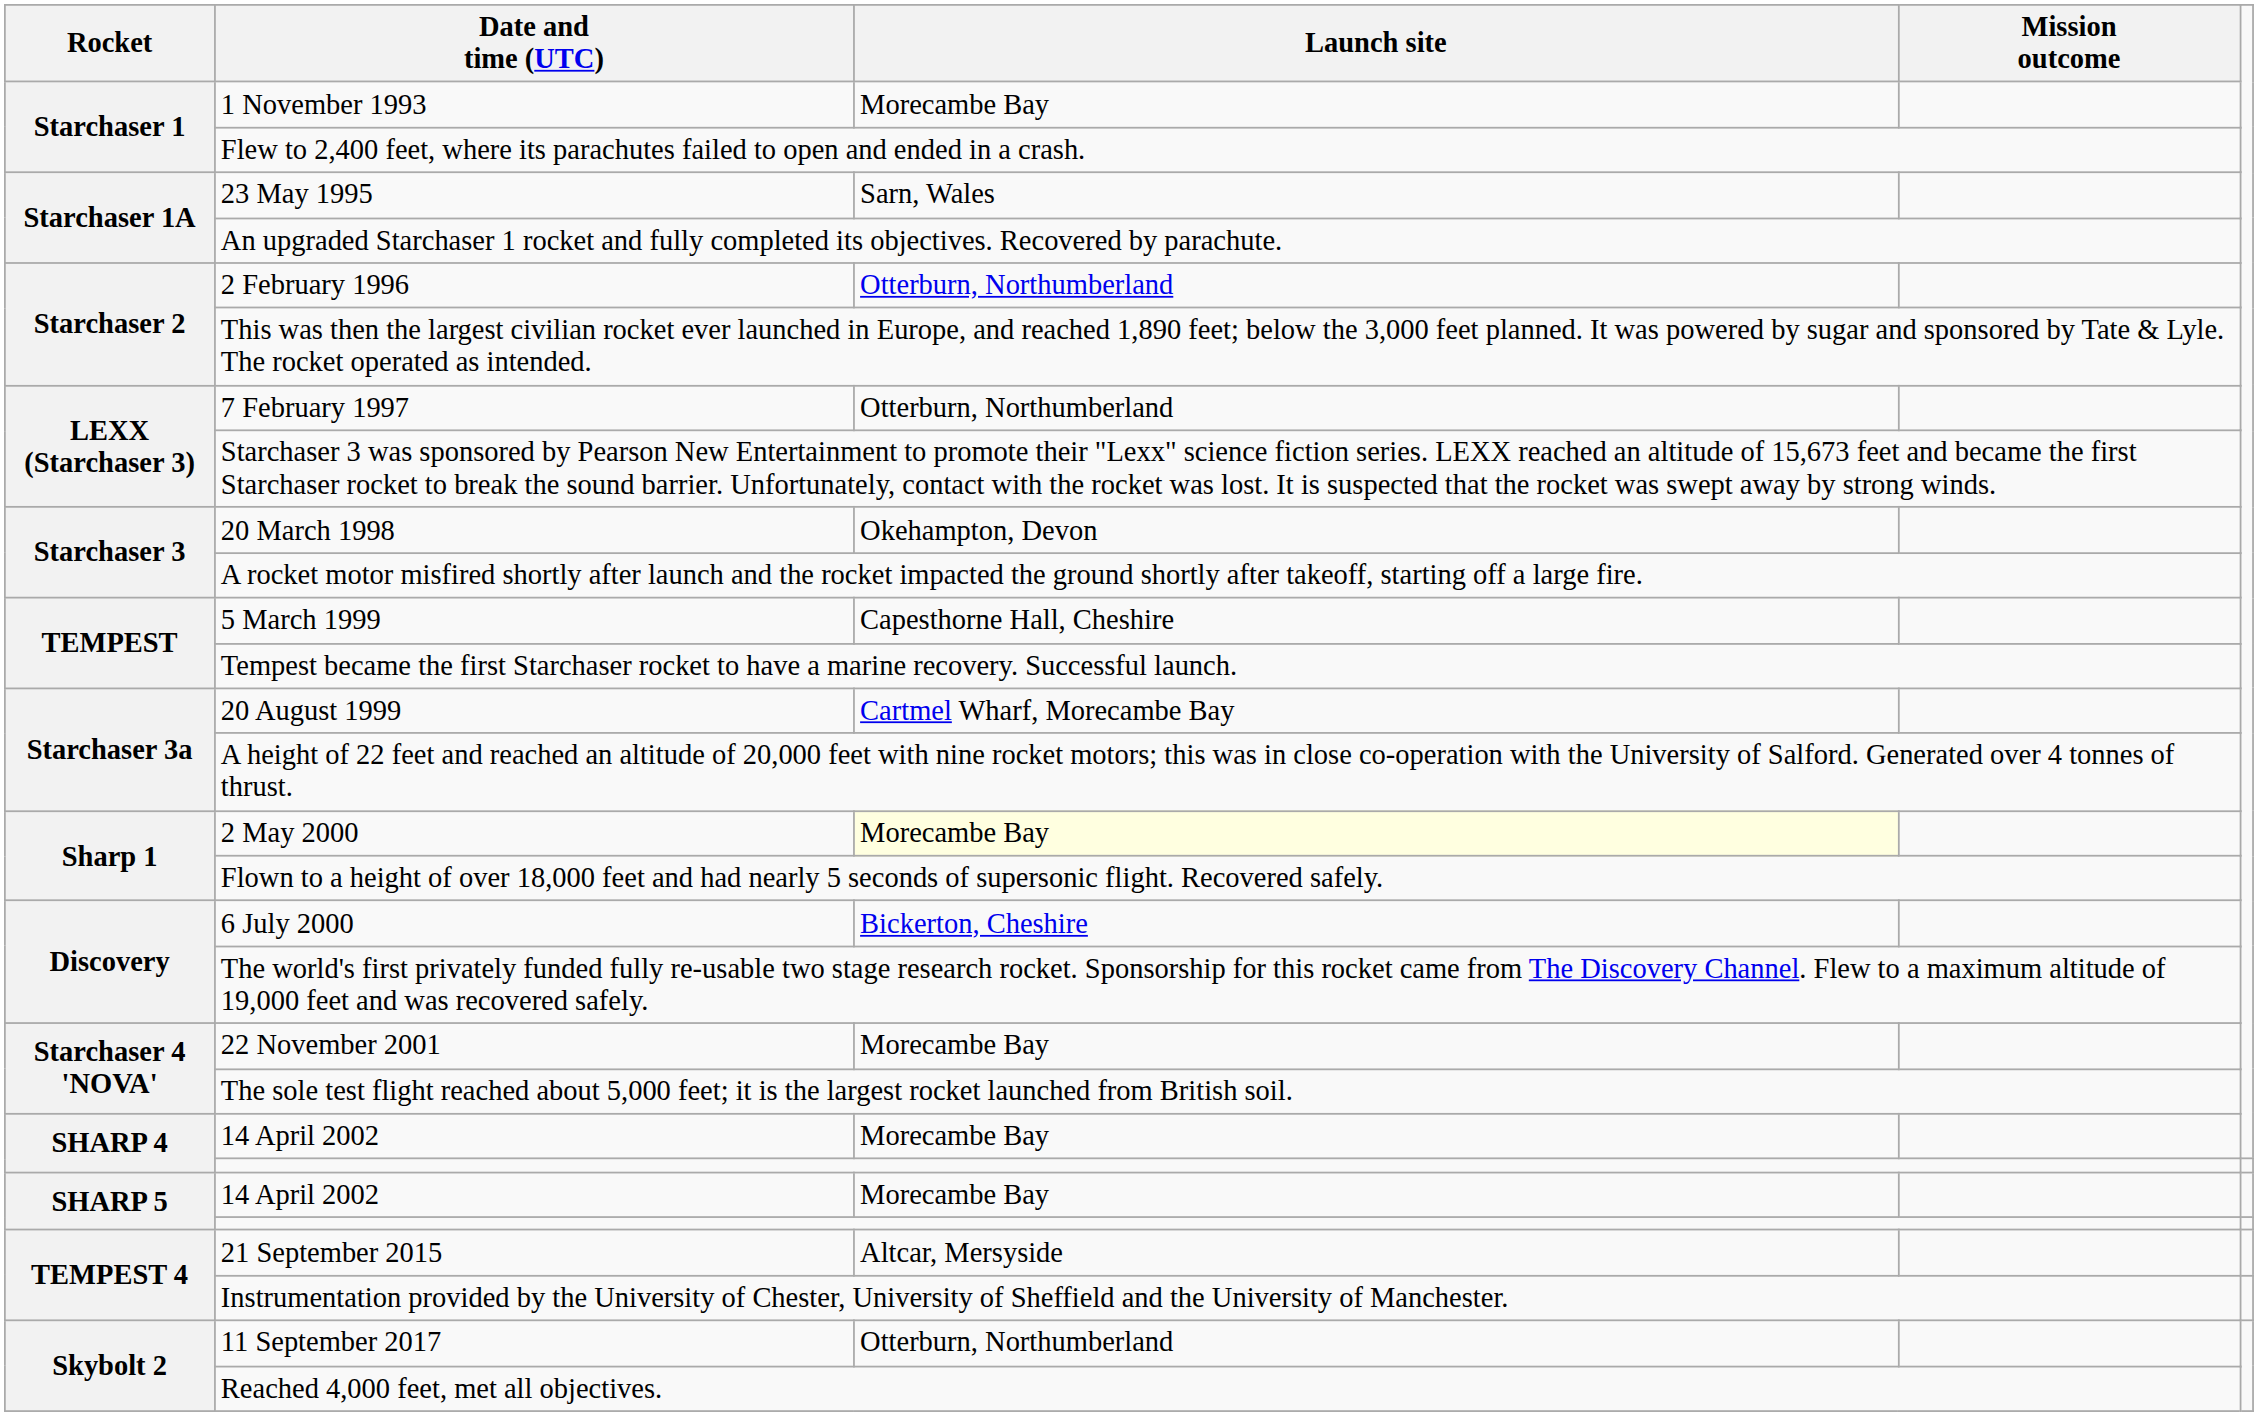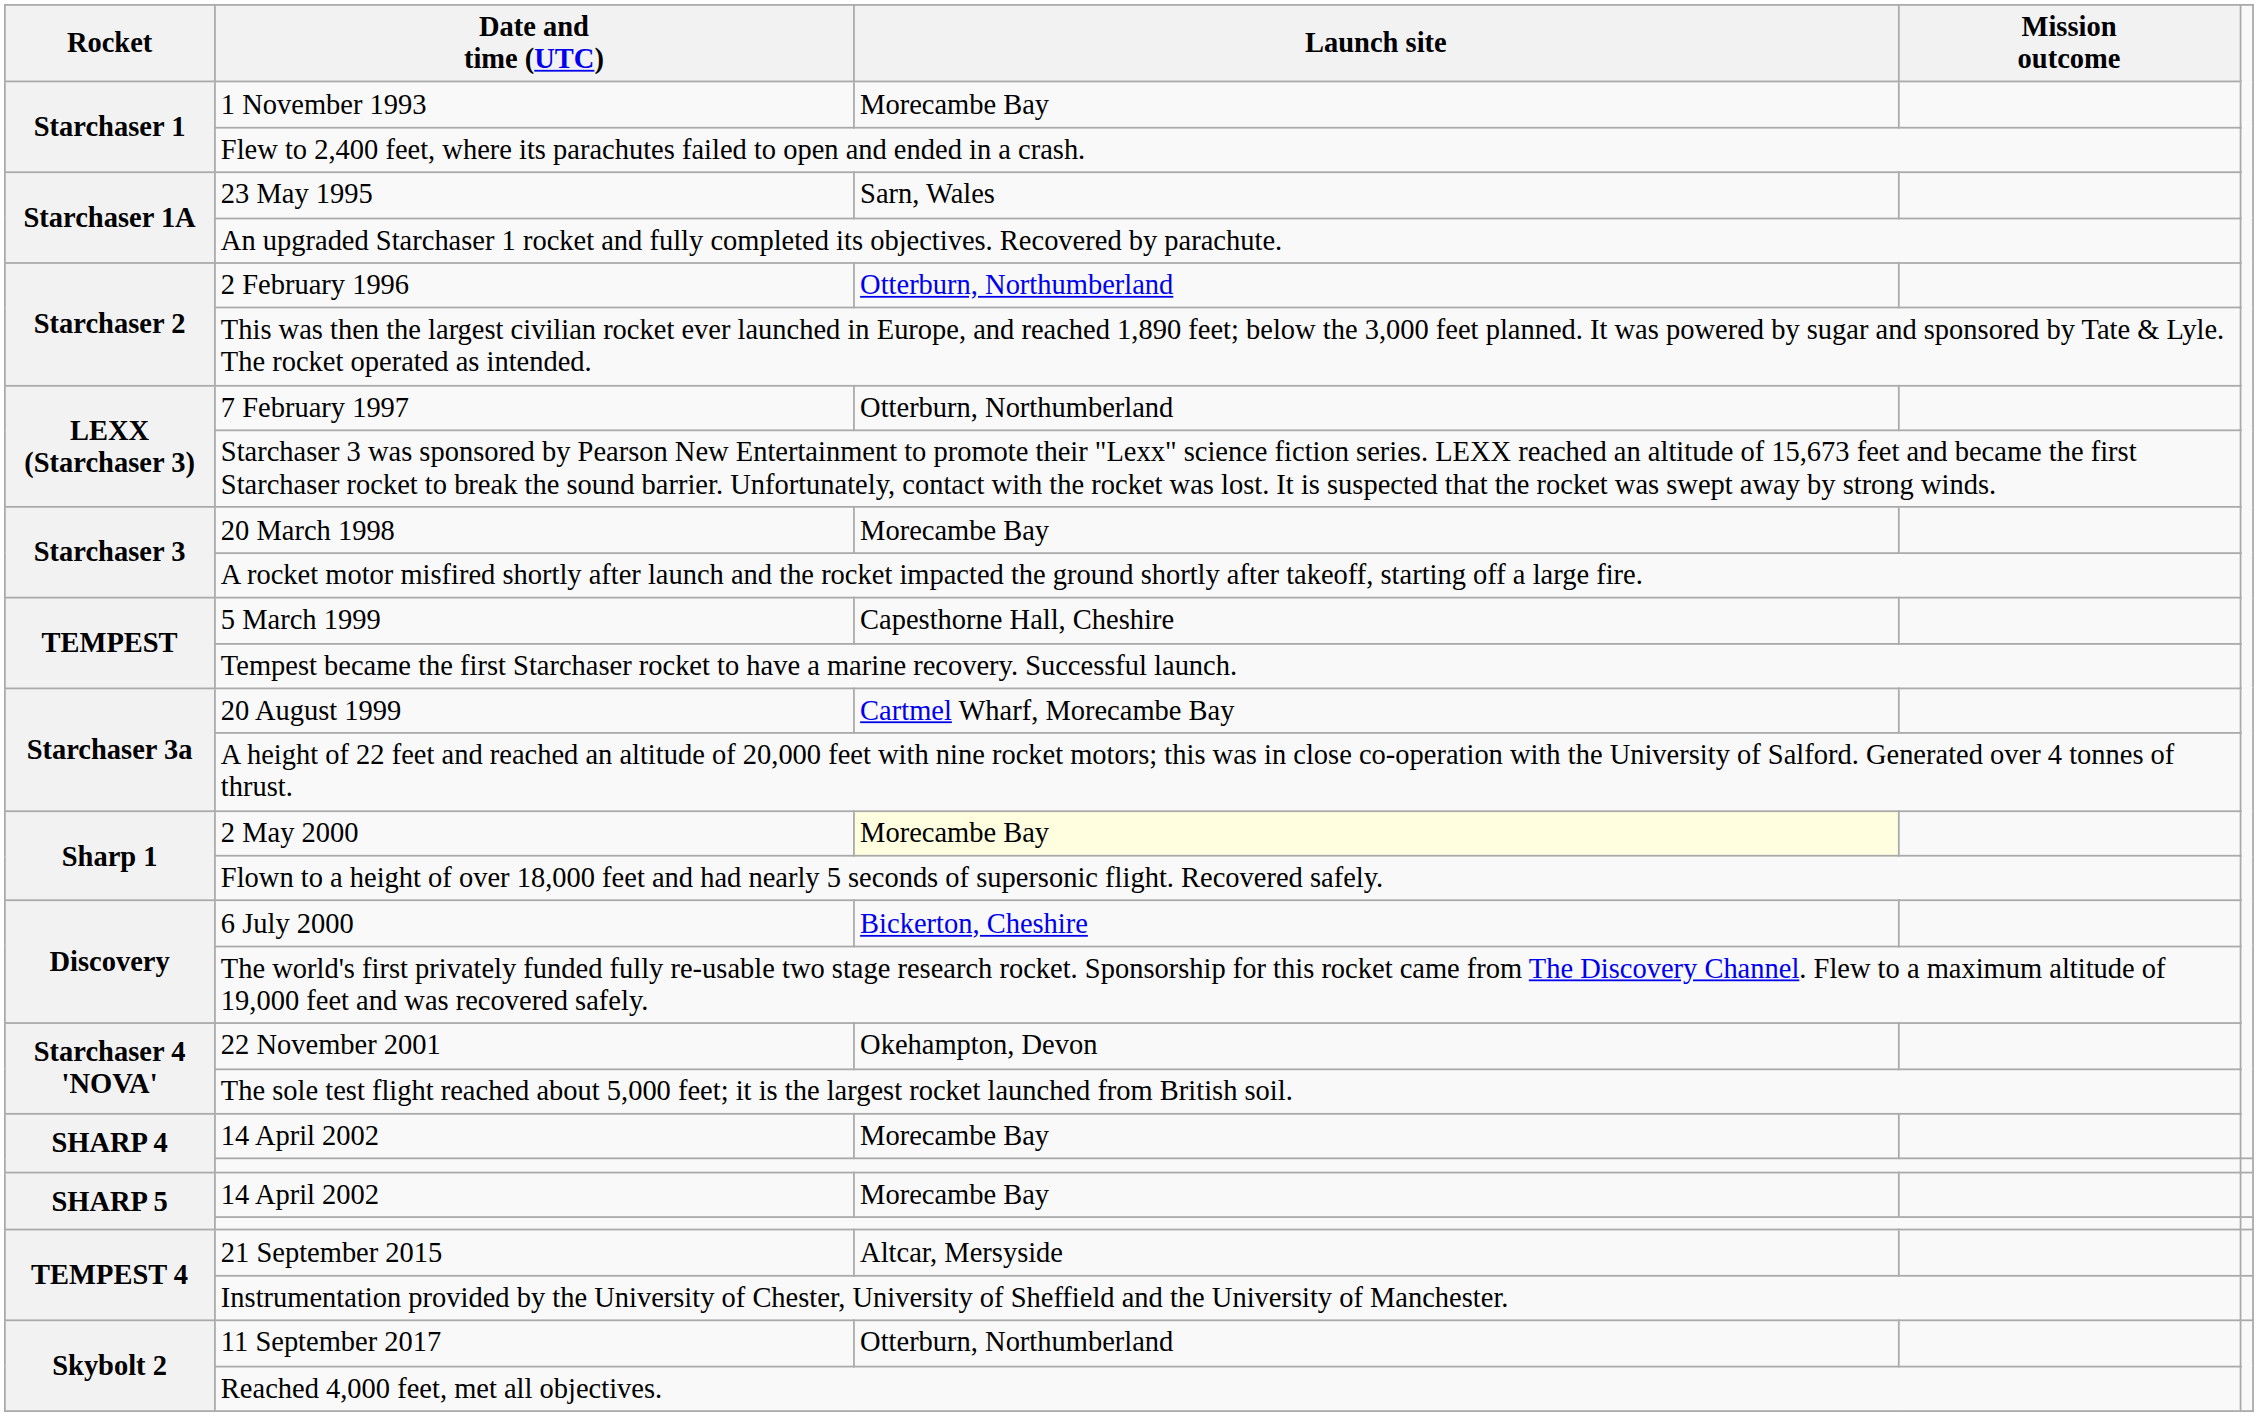(979, 529) Okehampton, Devon -> (955, 529) Morecambe Bay
(955, 1045) Morecambe Bay -> (979, 1045) Okehampton, Devon
